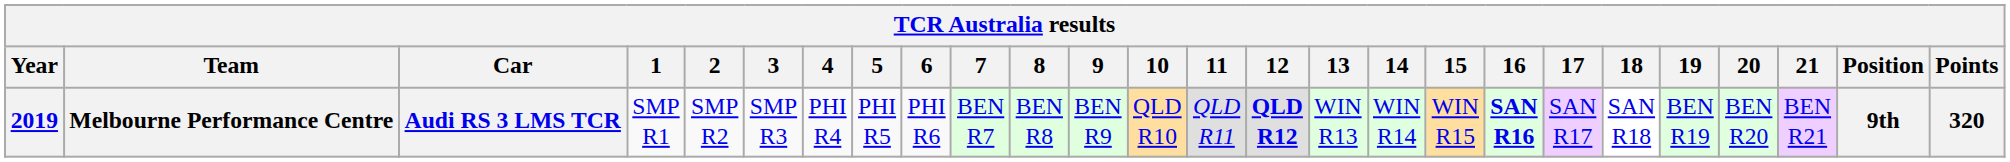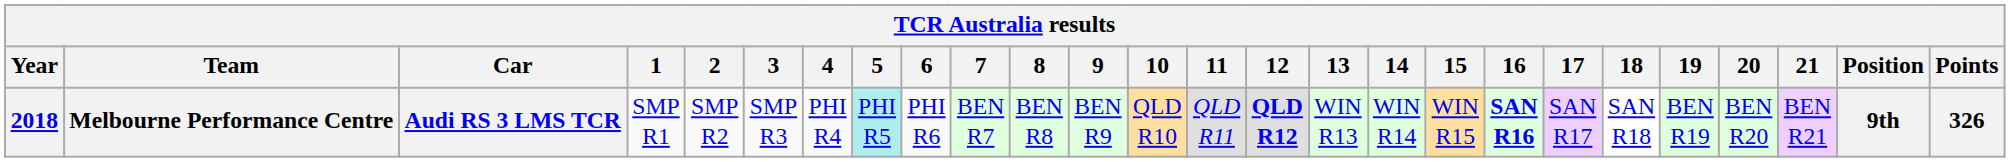(34, 121) 2019 -> (34, 121) 2018
(877, 121) no background -> (877, 121) paleturquoise background
(1967, 121) 320 -> (1967, 121) 326
